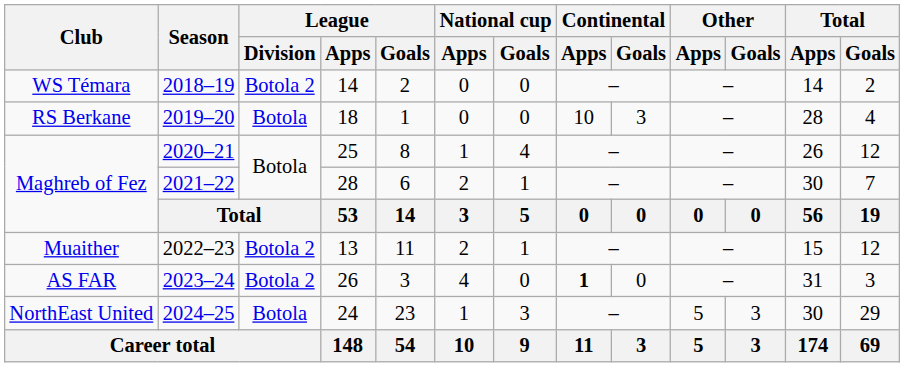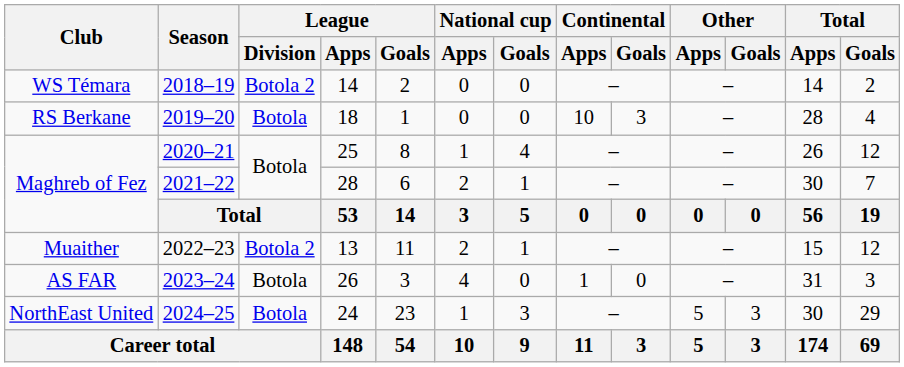(280, 280) Botola 2 -> (280, 280) Botola
(584, 280) bold -> (584, 280) normal
